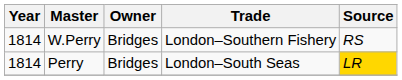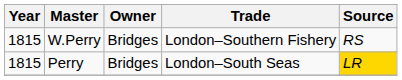(24, 39) 1814 -> (24, 39) 1815
(24, 63) 1814 -> (24, 63) 1815
